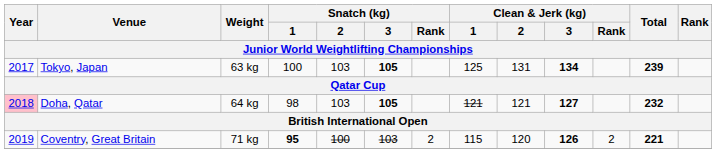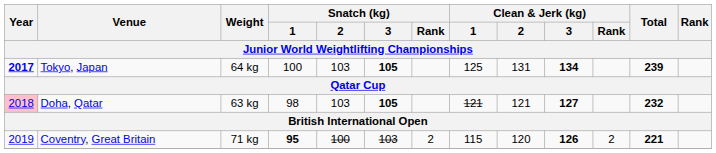(21, 67) normal -> (21, 67) bold
(245, 67) 63 kg -> (245, 67) 64 kg
(245, 103) 64 kg -> (245, 103) 63 kg
